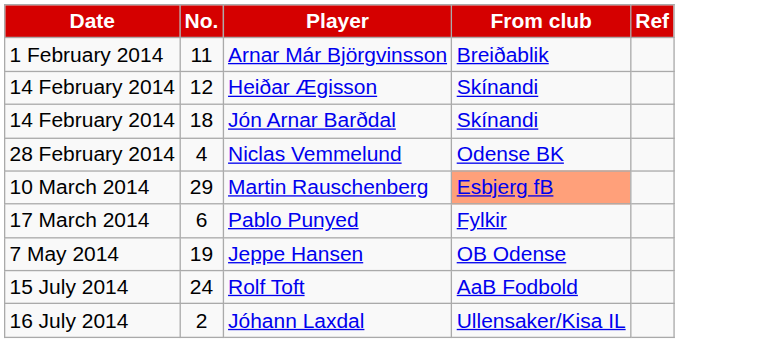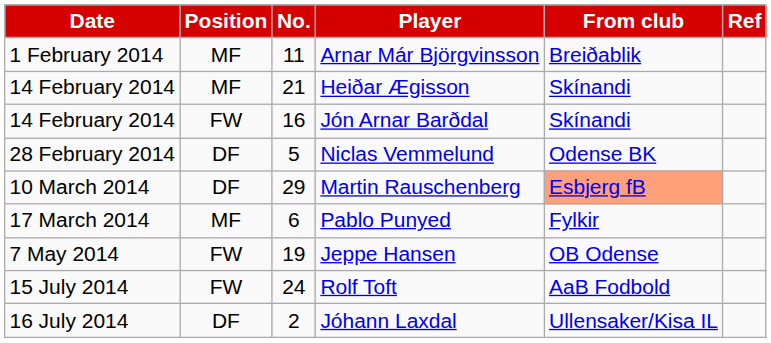+ column: (226, 21)
(201, 87) 12 -> (294, 87) 21
(201, 120) 18 -> (294, 120) 16
(202, 154) 4 -> (294, 154) 5
